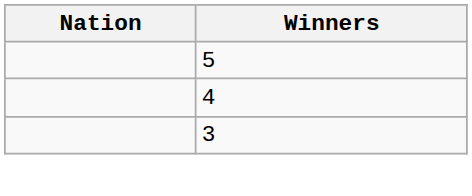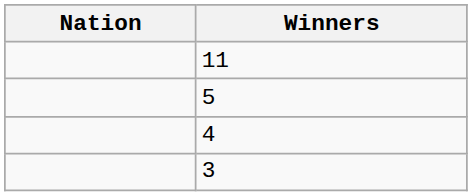+ row: (215, 60)
